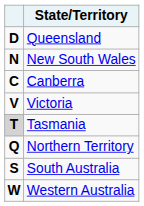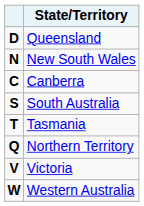rows swapped: (50, 103) <-> (73, 168)
(14, 125) lightgrey background -> (14, 125) no background
